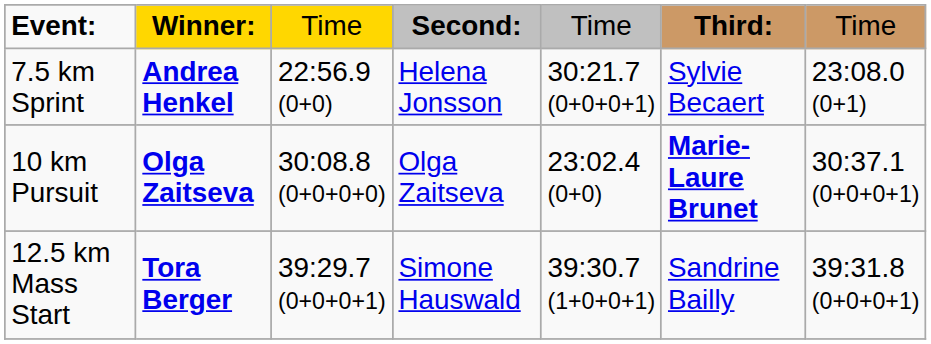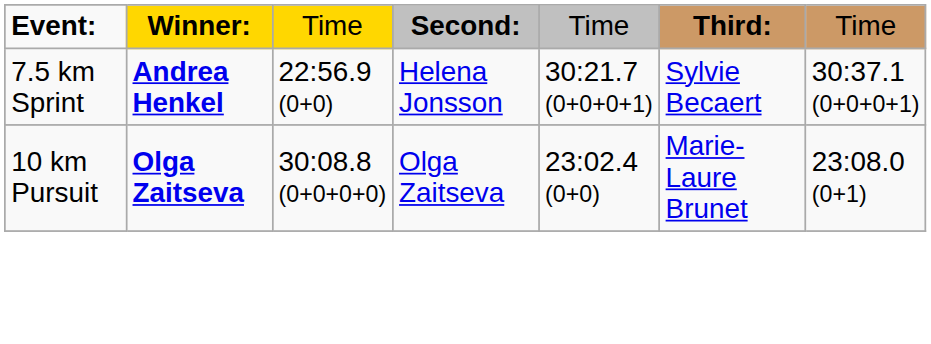(858, 86) 23:08.0 (0+1) -> (866, 86) 30:37.1 (0+0+0+1)
(713, 177) bold -> (707, 177) normal
(866, 177) 30:37.1 (0+0+0+1) -> (858, 177) 23:08.0 (0+1)
- row: (61, 284)
